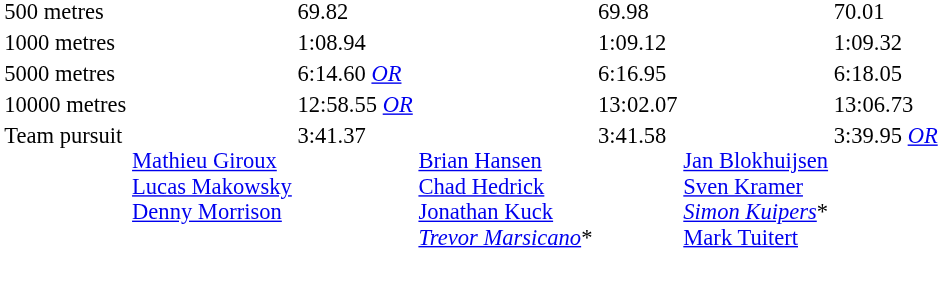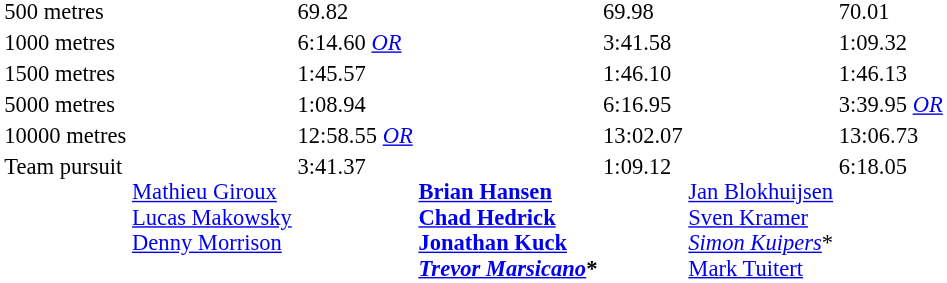(332, 42) 1:08.94 -> (349, 42) 6:14.60 OR
(632, 42) 1:09.12 -> (637, 42) 3:41.58
+ row: (60, 73)
(349, 73) 6:14.60 OR -> (332, 104) 1:08.94
(868, 73) 6:18.05 -> (891, 104) 3:39.95 OR
(505, 199) normal -> (508, 230) bold
(632, 135) 3:41.58 -> (637, 166) 1:09.12
(886, 135) 3:39.95 OR -> (873, 166) 6:18.05
